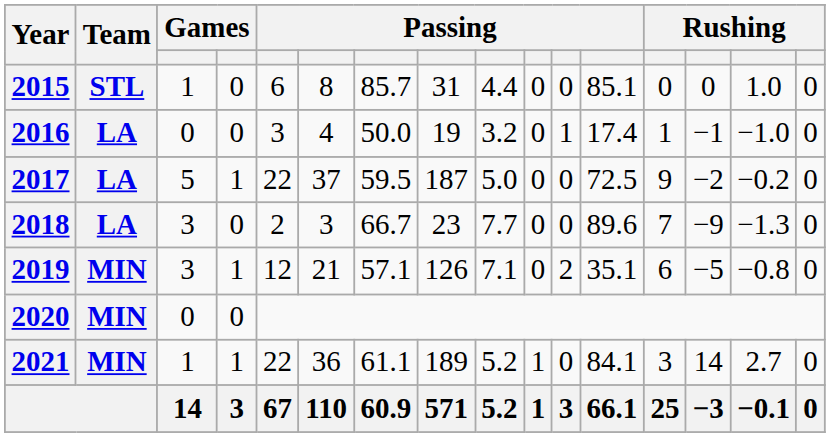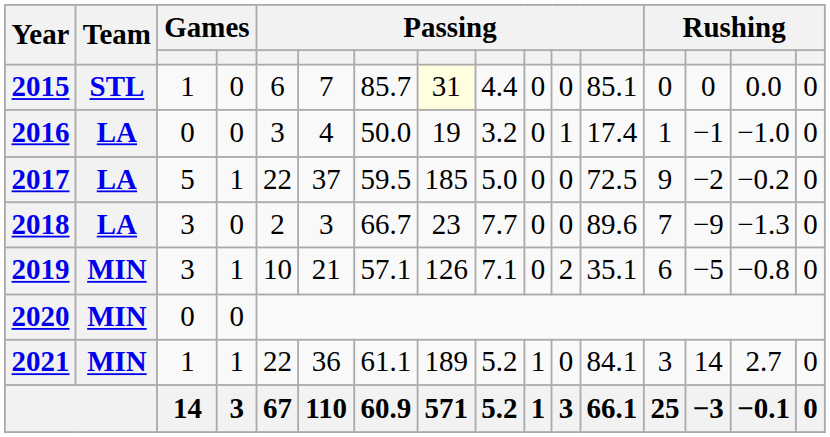(326, 86) 8 -> (326, 86) 7
(446, 86) no background -> (446, 86) lightyellow background
(764, 86) 1.0 -> (764, 86) 0.0
(446, 178) 187 -> (446, 178) 185
(277, 270) 12 -> (277, 270) 10
